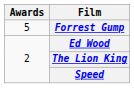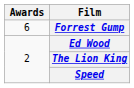(27, 28) 5 -> (27, 28) 6
